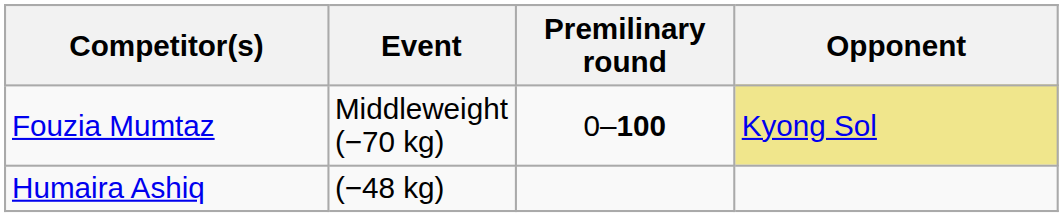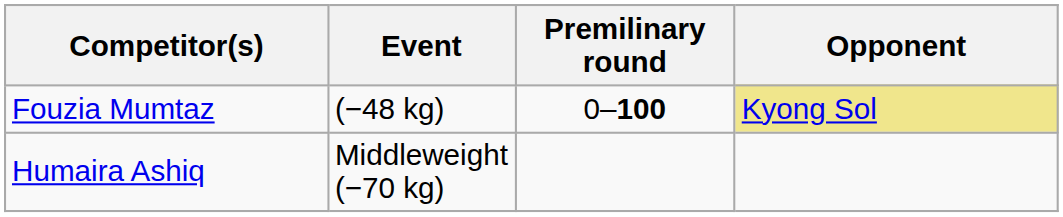(421, 125) Middleweight (−70 kg) -> (390, 109) (−48 kg)
(390, 189) (−48 kg) -> (421, 172) Middleweight (−70 kg)
